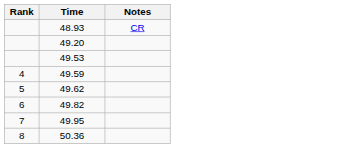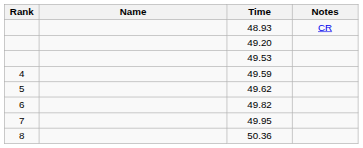+ column: (133, 12)
